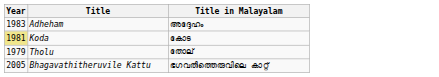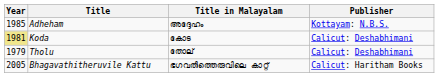+ column: (372, 11)
(16, 24) 1983 -> (16, 24) 1985
